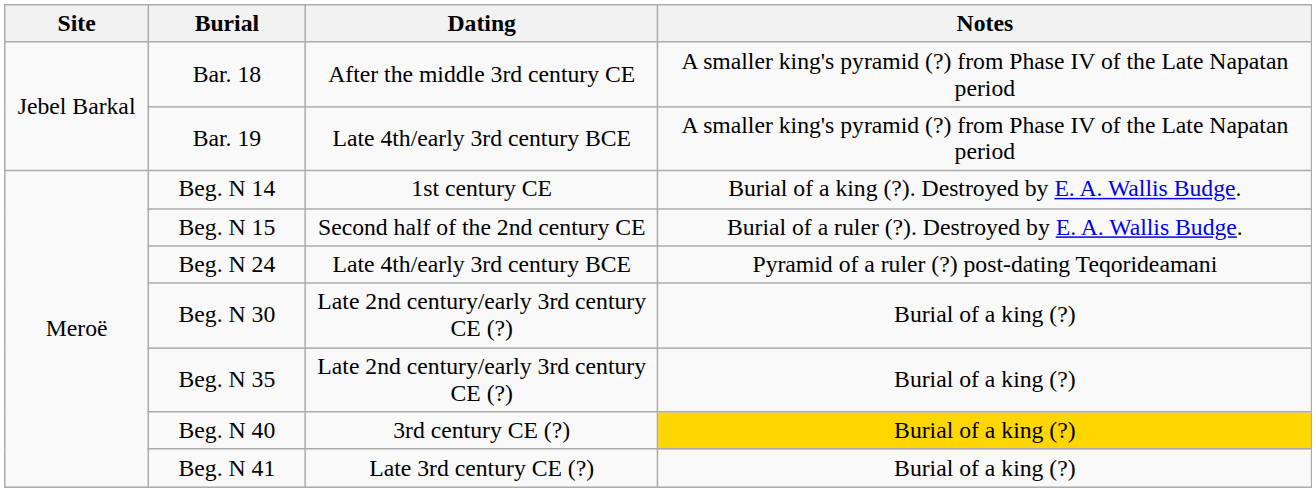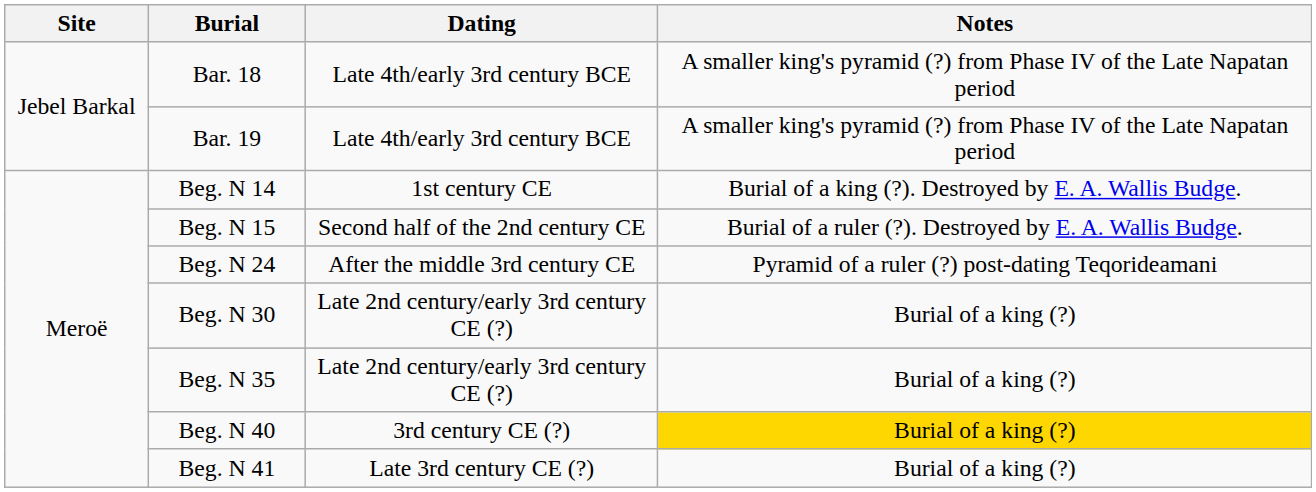(482, 74) After the middle 3rd century CE -> (482, 74) Late 4th/early 3rd century BCE
(482, 264) Late 4th/early 3rd century BCE -> (482, 264) After the middle 3rd century CE
